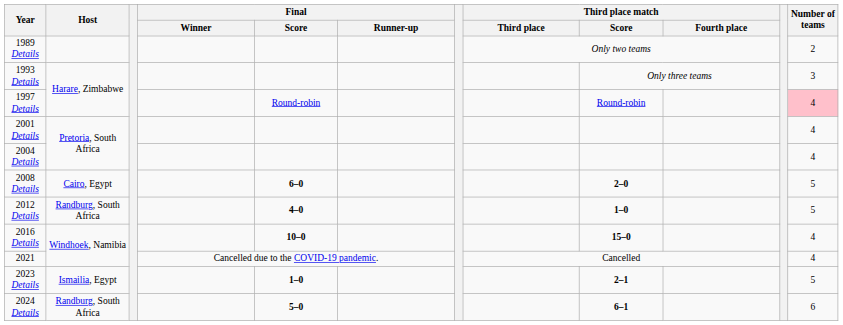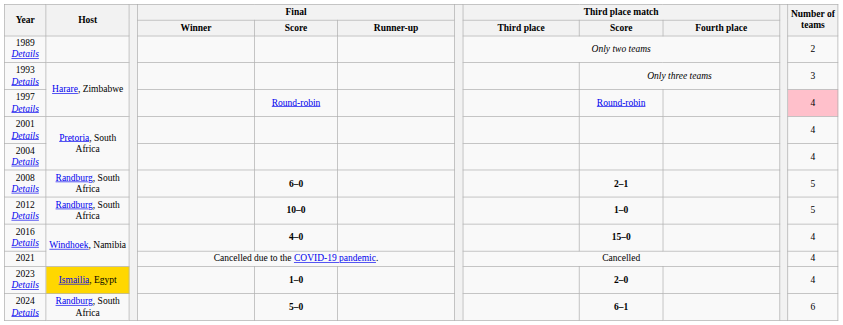(88, 184) Cairo, Egypt -> (88, 184) Randburg, South Africa
(621, 184) 2–0 -> (621, 184) 2–1
(296, 211) 4–0 -> (296, 211) 10–0
(296, 237) 10–0 -> (296, 237) 4–0
(88, 280) no background -> (88, 280) gold background
(621, 280) 2–1 -> (621, 280) 2–0
(813, 280) 5 -> (813, 280) 4
